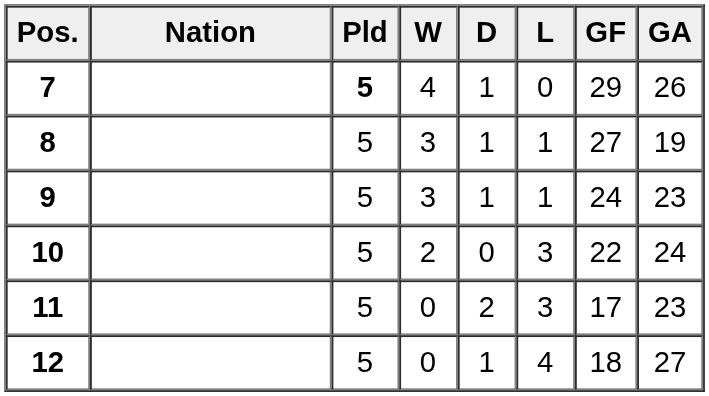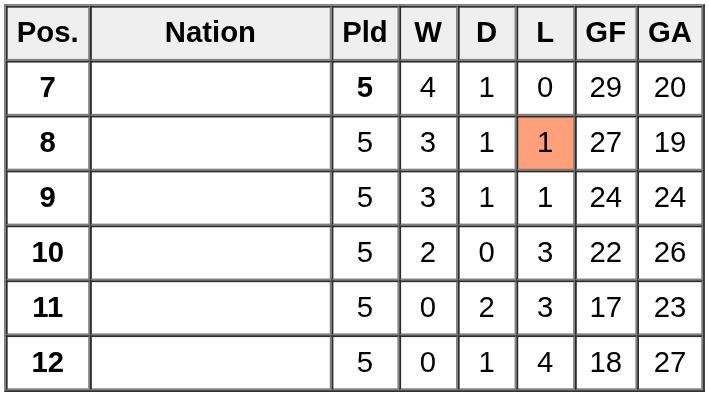(670, 87) 26 -> (670, 87) 20
(545, 142) no background -> (545, 142) lightsalmon background
(670, 197) 23 -> (670, 197) 24
(670, 252) 24 -> (670, 252) 26
